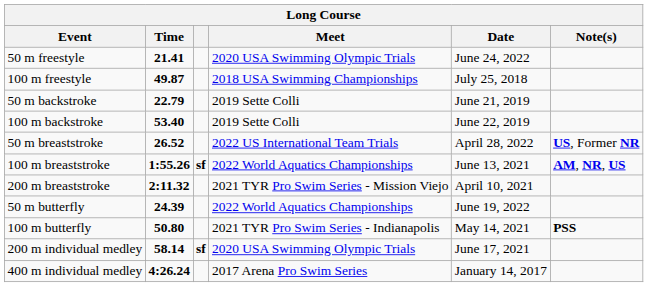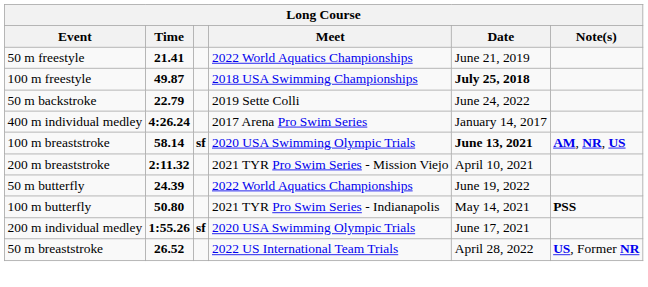(314, 57) 2020 USA Swimming Olympic Trials -> (312, 57) 2022 World Aquatics Championships
(492, 57) June 24, 2022 -> (492, 57) June 21, 2019
(491, 79) normal -> (492, 79) bold
(492, 100) June 21, 2019 -> (492, 100) June 24, 2022
- row: (55, 121)
rows swapped: (55, 143) <-> (75, 270)
(169, 164) 1:55.26 -> (169, 143) 58.14
(312, 164) 2022 World Aquatics Championships -> (314, 143) 2020 USA Swimming Olympic Trials
(492, 164) normal -> (494, 143) bold
(169, 249) 58.14 -> (169, 228) 1:55.26
